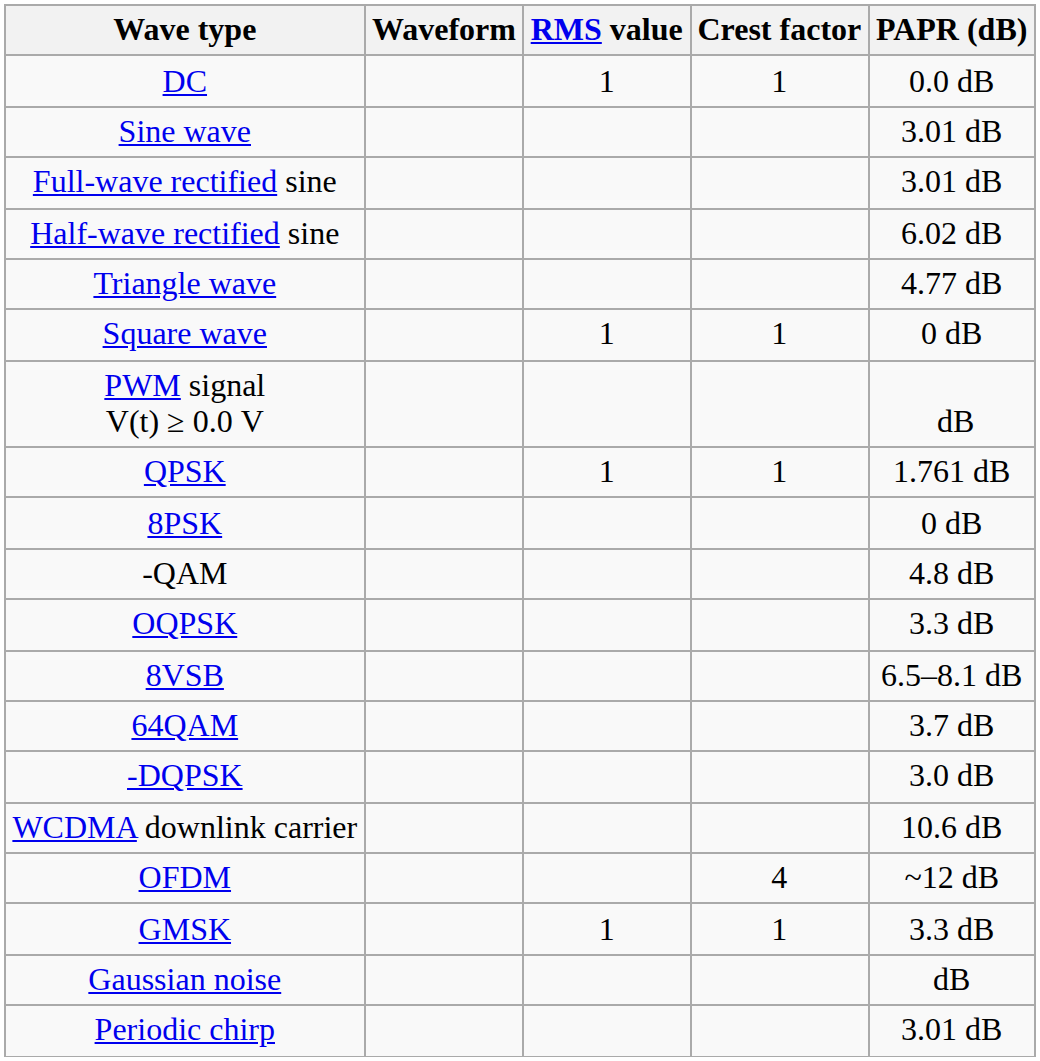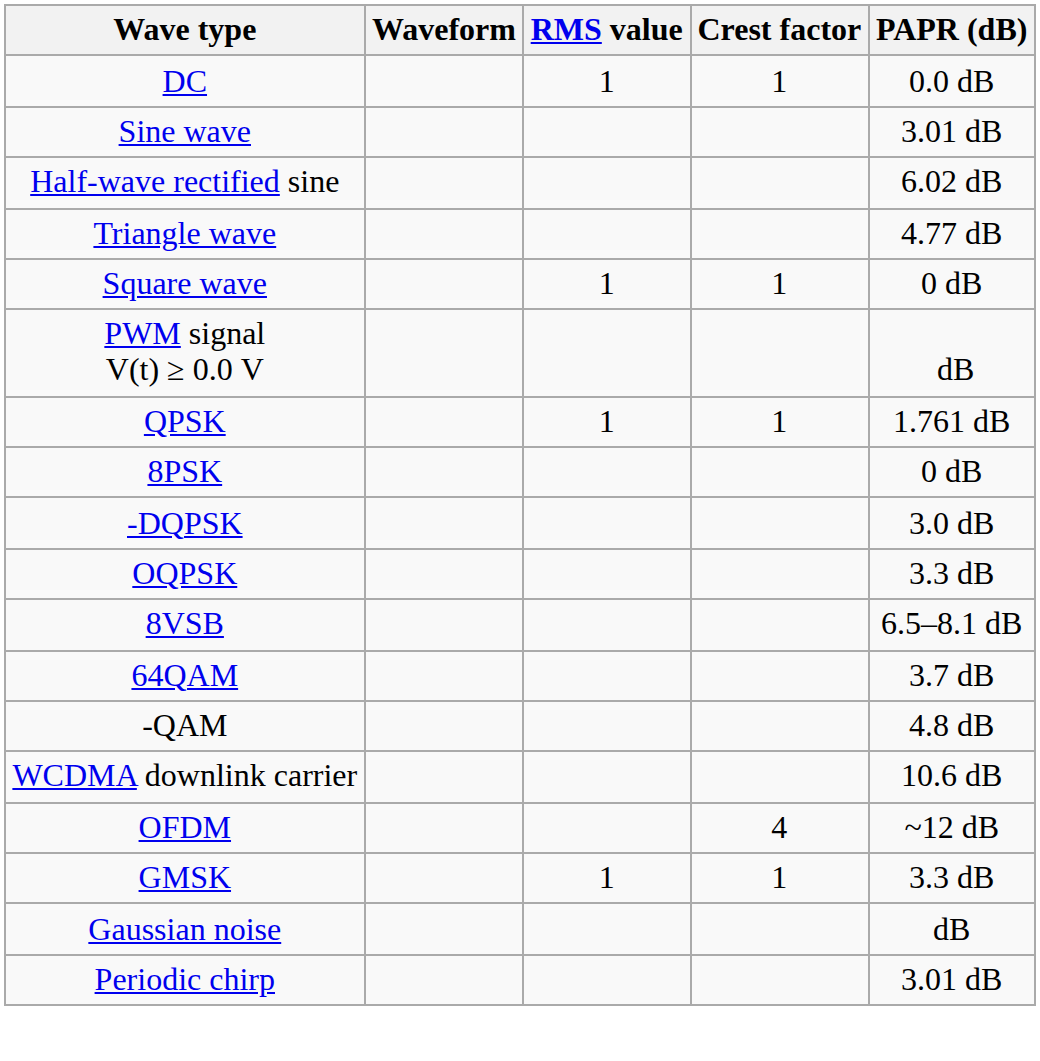- row: (185, 182)
rows swapped: (185, 776) <-> (185, 573)
